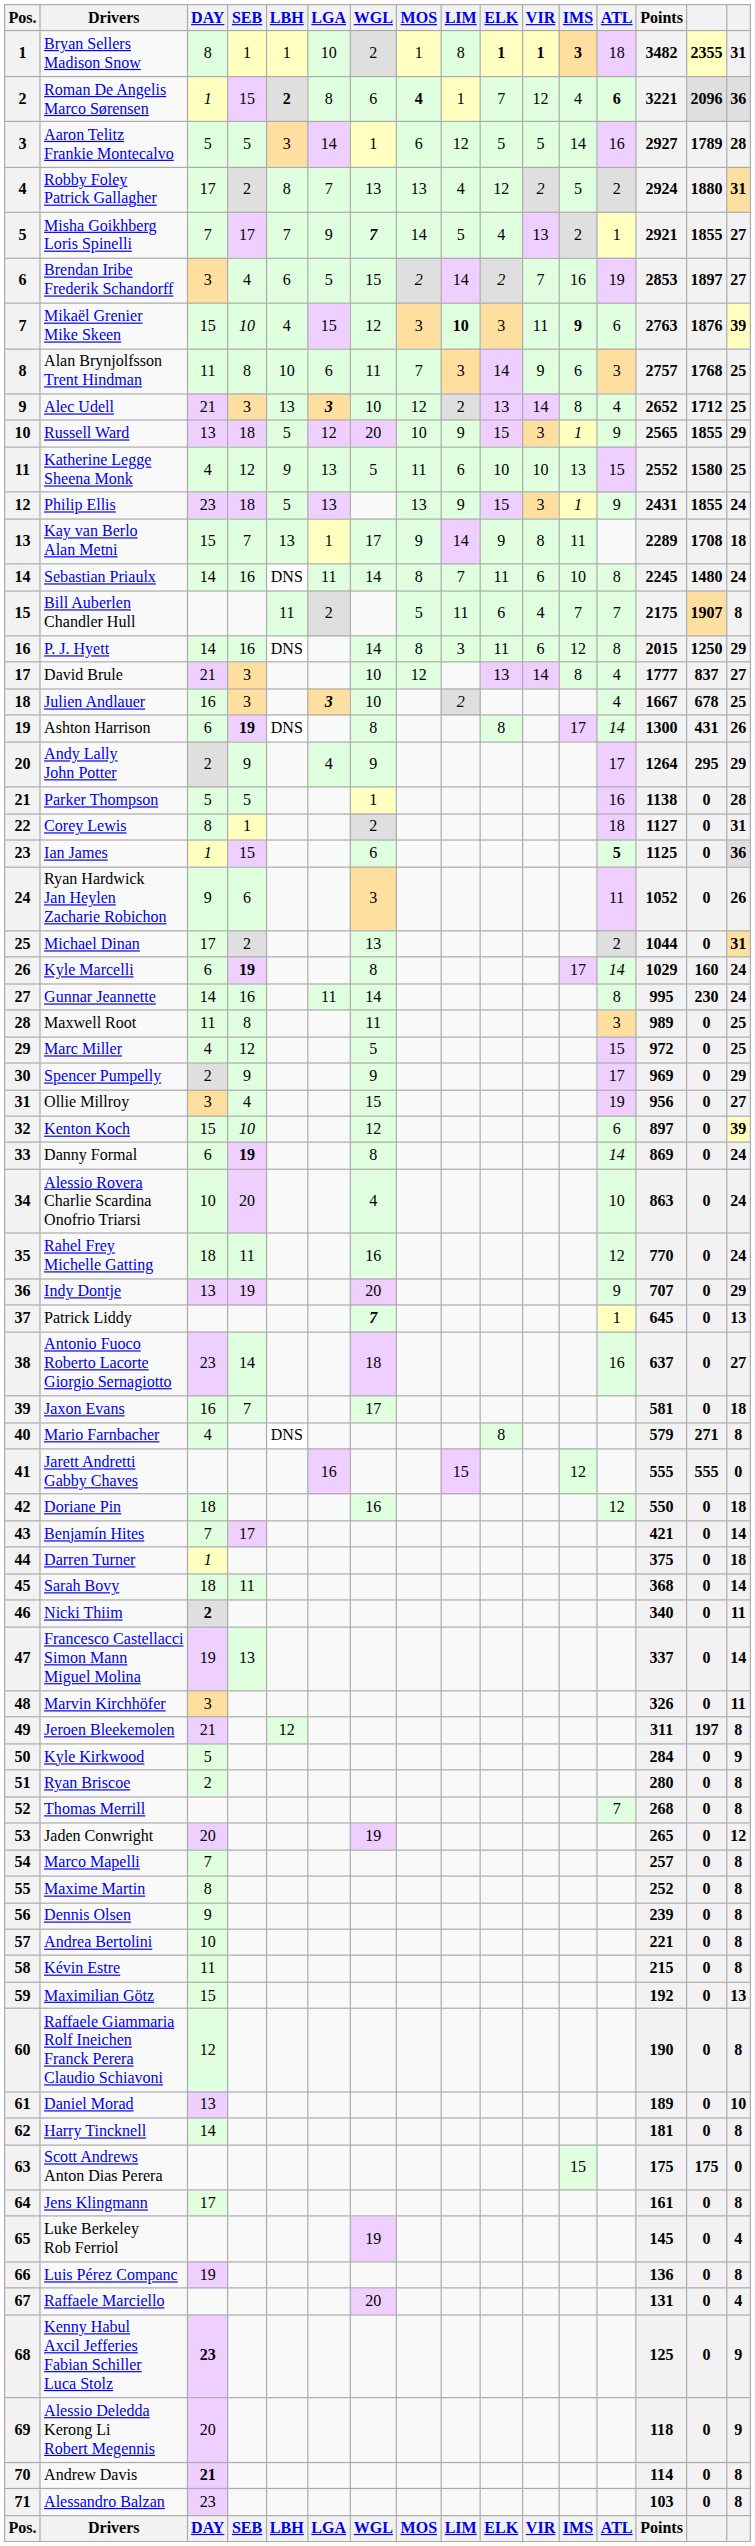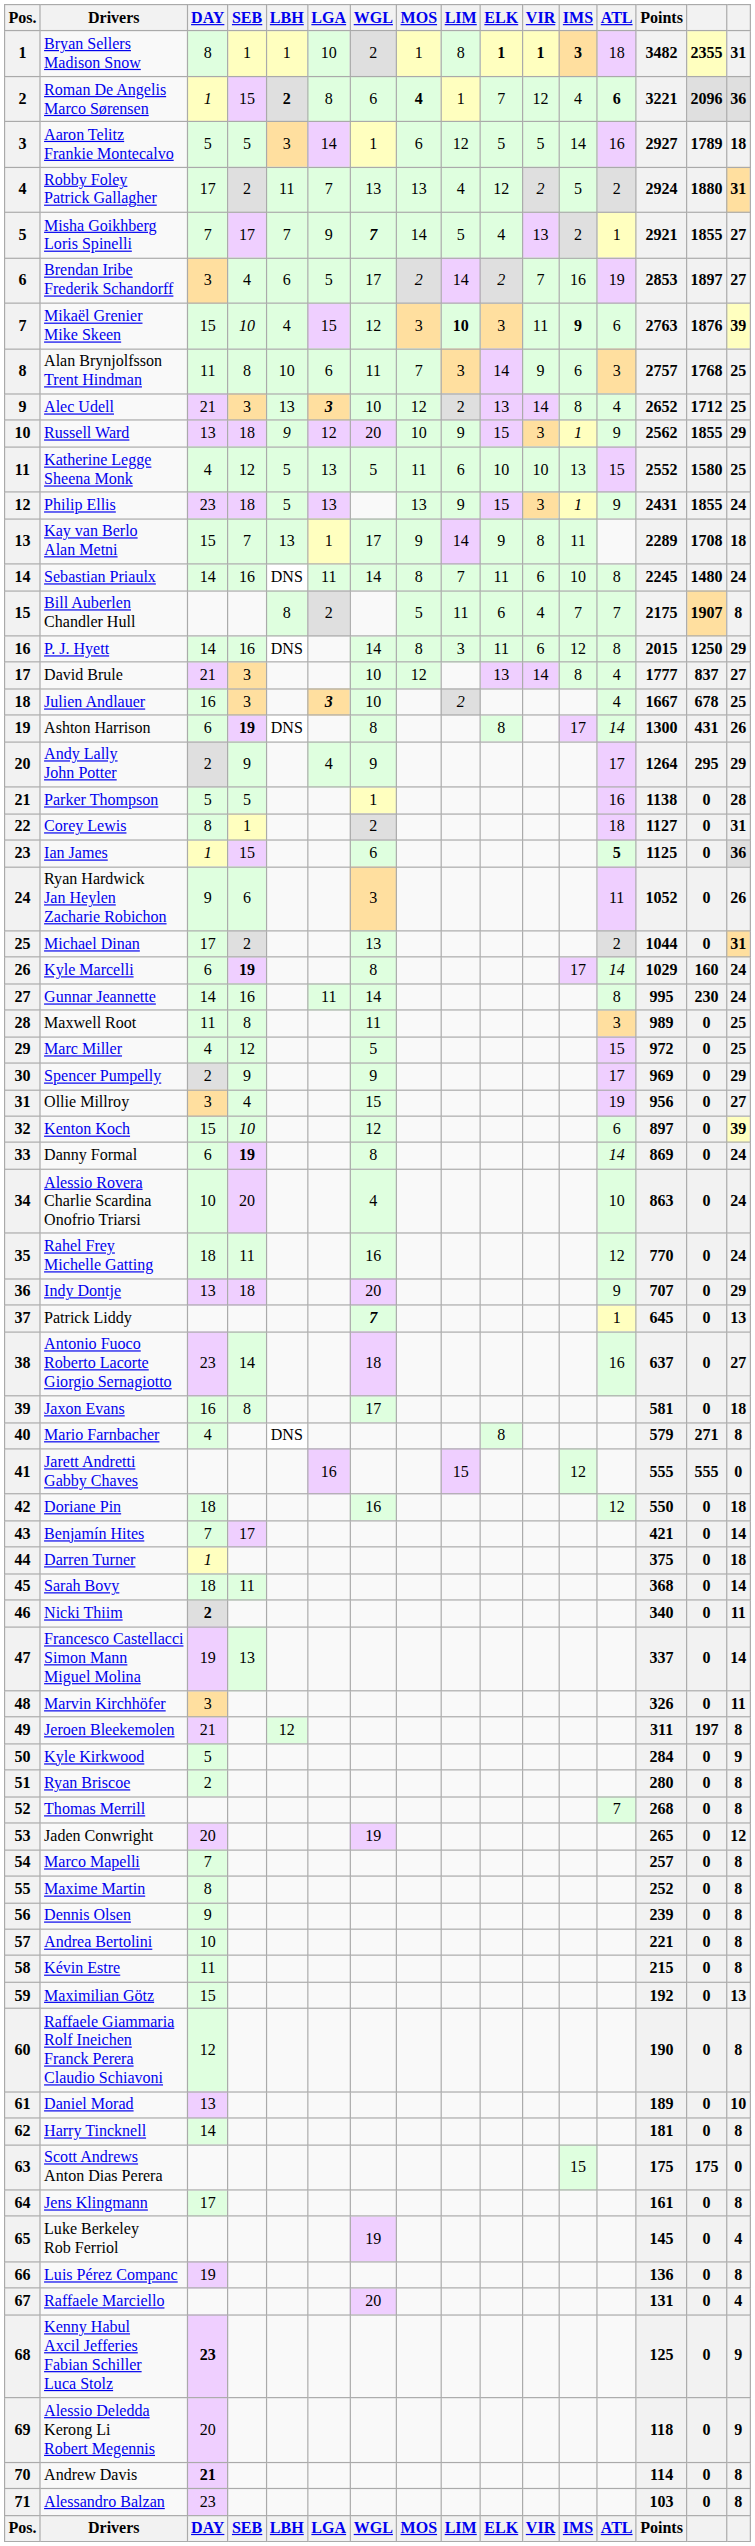(738, 143) 28 -> (738, 143) 18
(287, 189) 8 -> (287, 189) 11
(373, 280) 15 -> (373, 280) 17
(287, 433) 5 -> (287, 433) 9
(662, 433) 2565 -> (662, 433) 2562
(287, 469) 9 -> (287, 469) 5
(287, 612) 11 -> (287, 612) 8
(247, 1291) 19 -> (247, 1291) 18
(247, 1408) 7 -> (247, 1408) 8
